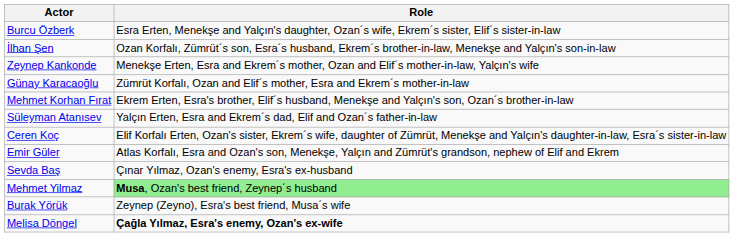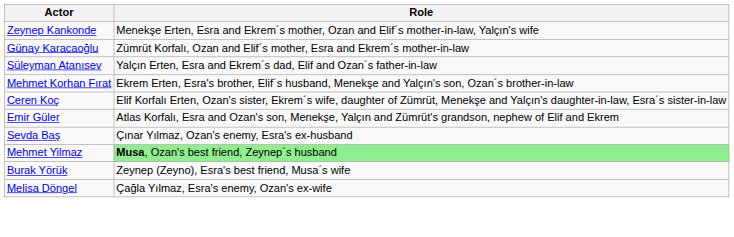- row: (41, 30)
- row: (30, 48)
rows swapped: (54, 118) <-> (59, 100)
(229, 223) bold -> (224, 188) normal
